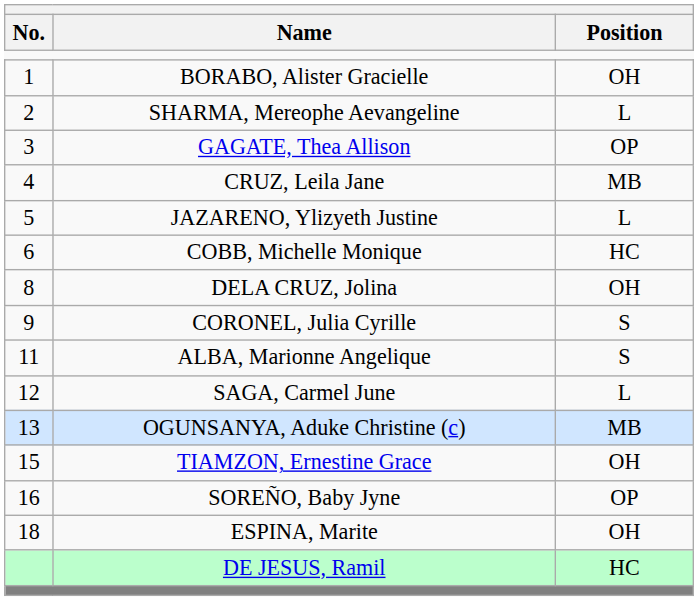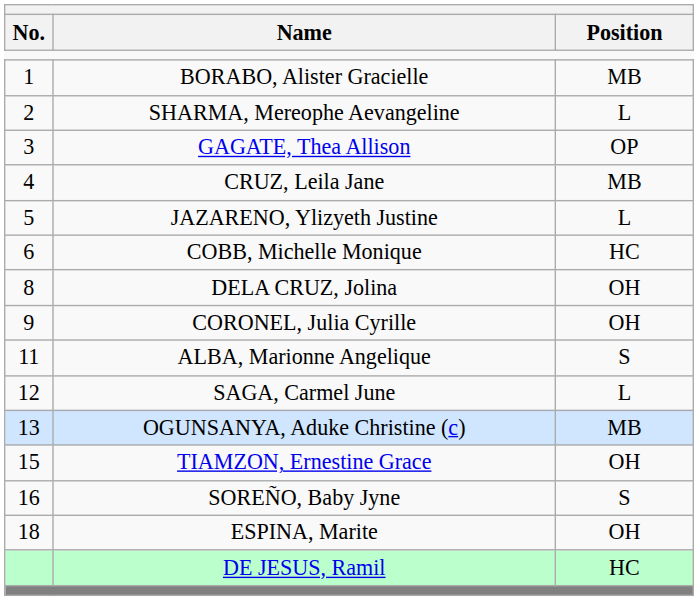(624, 77) OH -> (624, 77) MB
(624, 322) S -> (624, 322) OH
(624, 497) OP -> (624, 497) S
